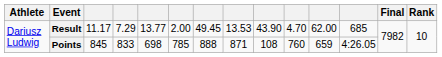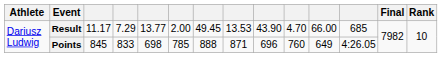(324, 29) 62.00 -> (324, 29) 66.00
(269, 45) 108 -> (269, 45) 696
(324, 45) 659 -> (324, 45) 649
